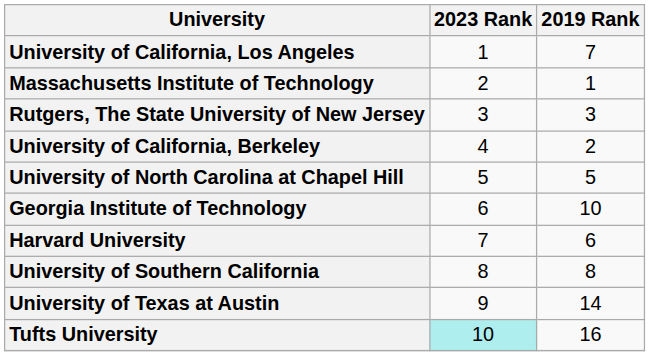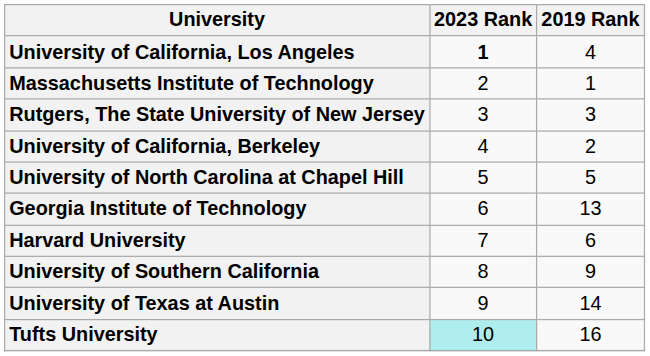(483, 51) normal -> (483, 51) bold
(590, 51) 7 -> (590, 51) 4
(590, 209) 10 -> (590, 209) 13
(590, 271) 8 -> (590, 271) 9
